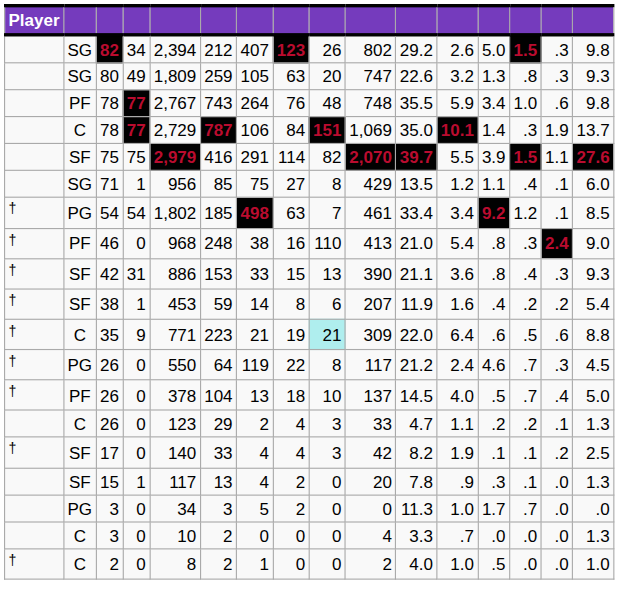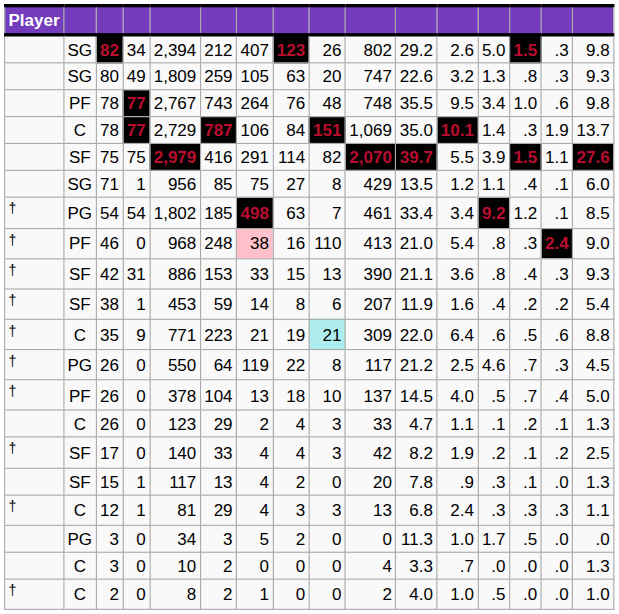(462, 104) 5.9 -> (462, 104) 9.5
(259, 243) no background -> (259, 243) pink background
(462, 365) 2.4 -> (462, 365) 2.5
(498, 424) .2 -> (498, 424) .1
(498, 453) .1 -> (498, 453) .2
+ row: (80, 510)
(530, 508) .7 -> (530, 539) .5
